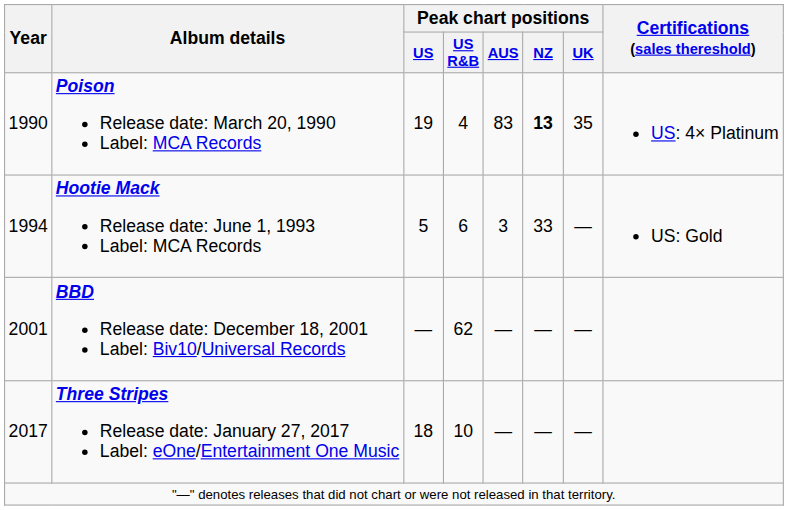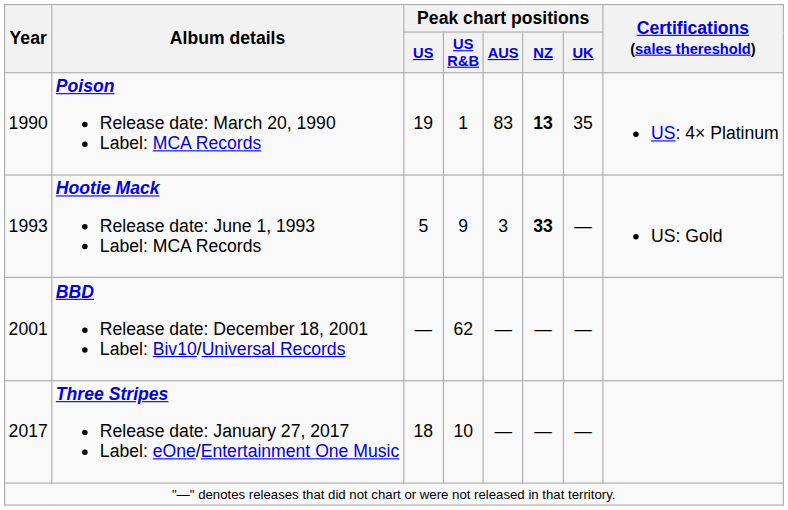(463, 123) 4 -> (463, 123) 1
(28, 226) 1994 -> (28, 226) 1993
(463, 226) 6 -> (463, 226) 9
(543, 226) normal -> (543, 226) bold
